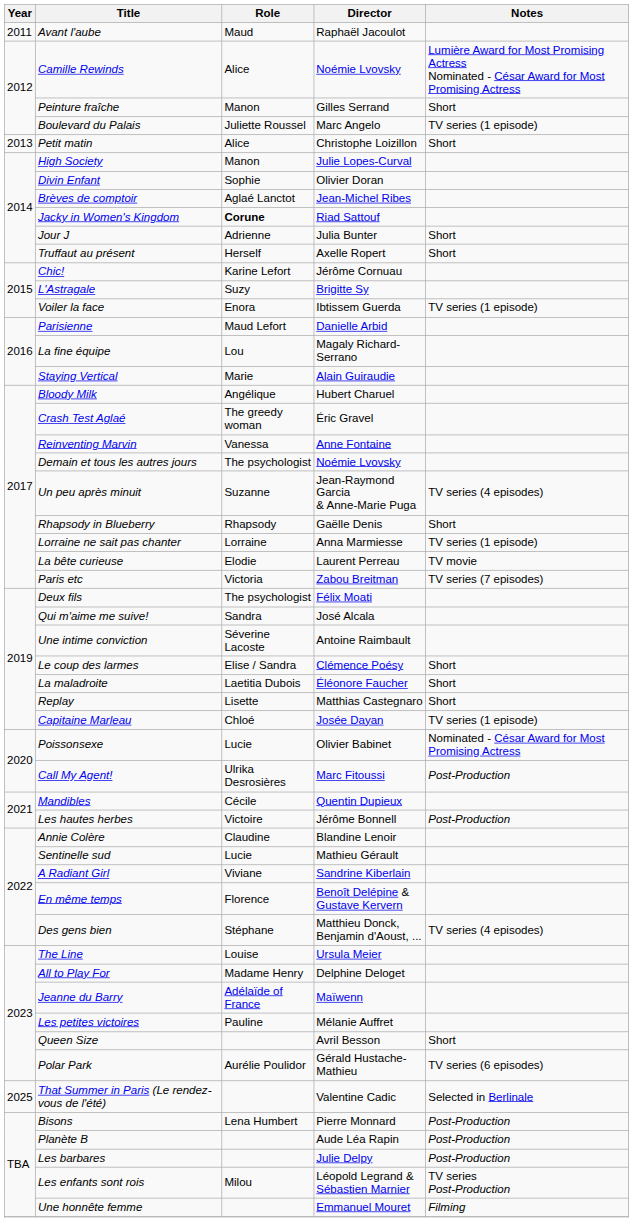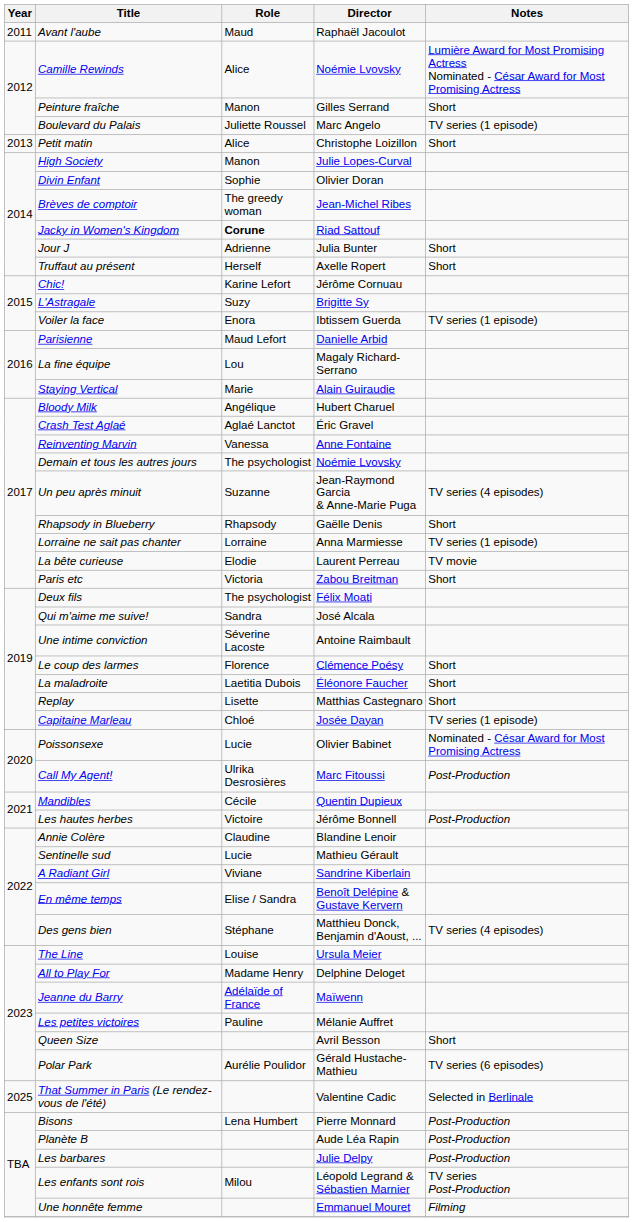(260, 198) Aglaé Lanctot -> (254, 205) The greedy woman
(254, 419) The greedy woman -> (260, 425) Aglaé Lanctot
(486, 579) TV series (7 episodes) -> (442, 579) Short
(260, 665) Elise / Sandra -> (247, 665) Florence
(247, 898) Florence -> (260, 898) Elise / Sandra
